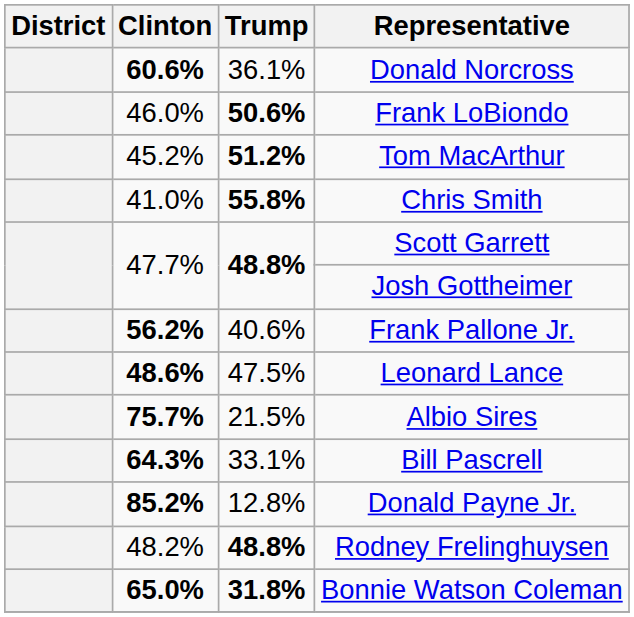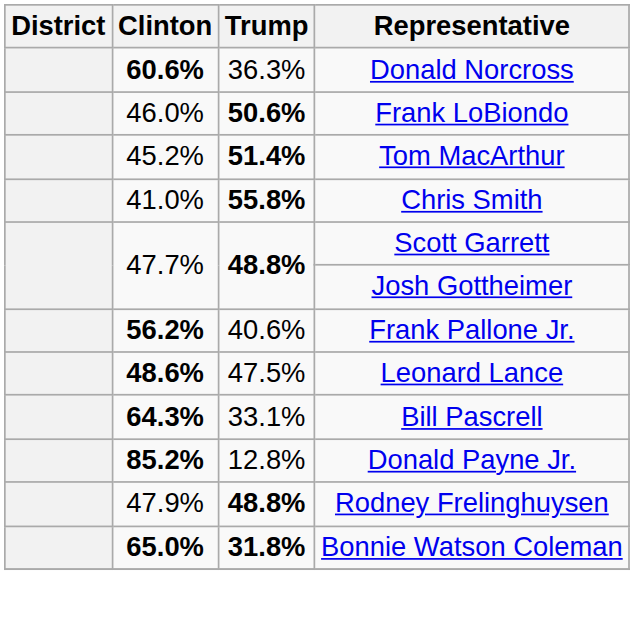(267, 69) 36.1% -> (267, 69) 36.3%
(267, 156) 51.2% -> (267, 156) 51.4%
- row: (472, 416)
(165, 546) 48.2% -> (165, 503) 47.9%
